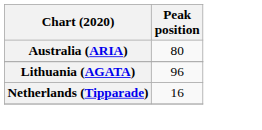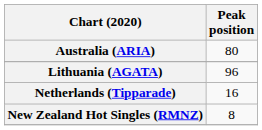+ row: (105, 114)
